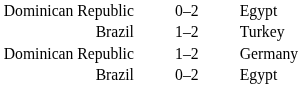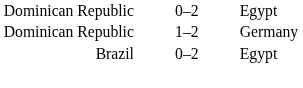- row: (115, 32)
